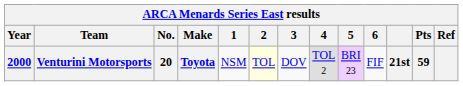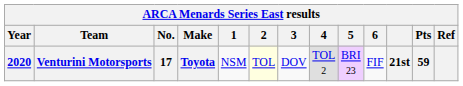(19, 63) 2000 -> (19, 63) 2020
(166, 63) 20 -> (166, 63) 17
